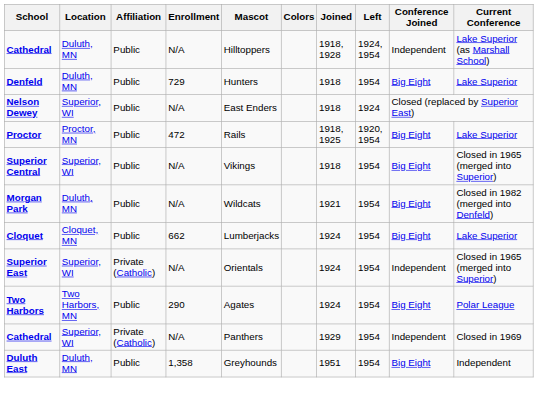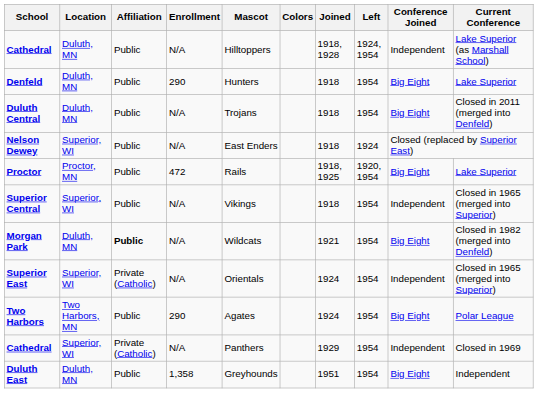(176, 81) 729 -> (177, 81) 290
+ row: (23, 113)
(411, 166) Big Eight -> (418, 203) Independent
(127, 203) normal -> (129, 241) bold
- row: (25, 235)
